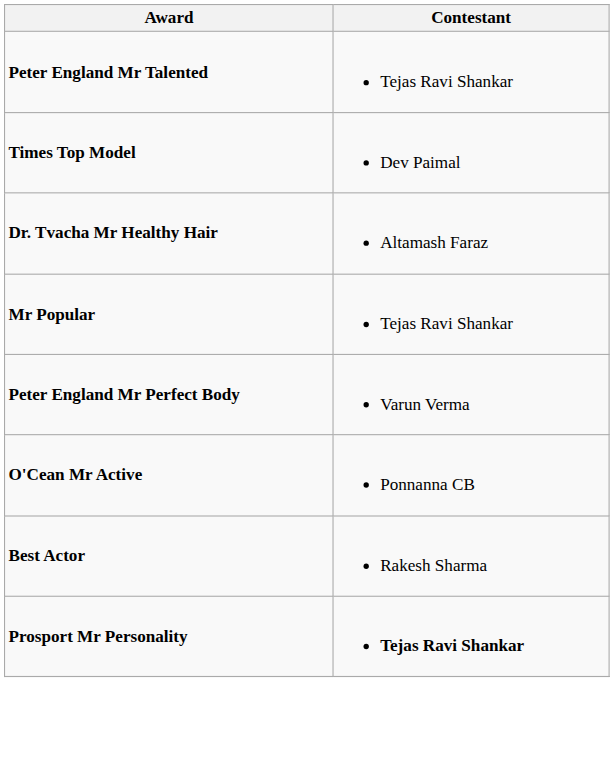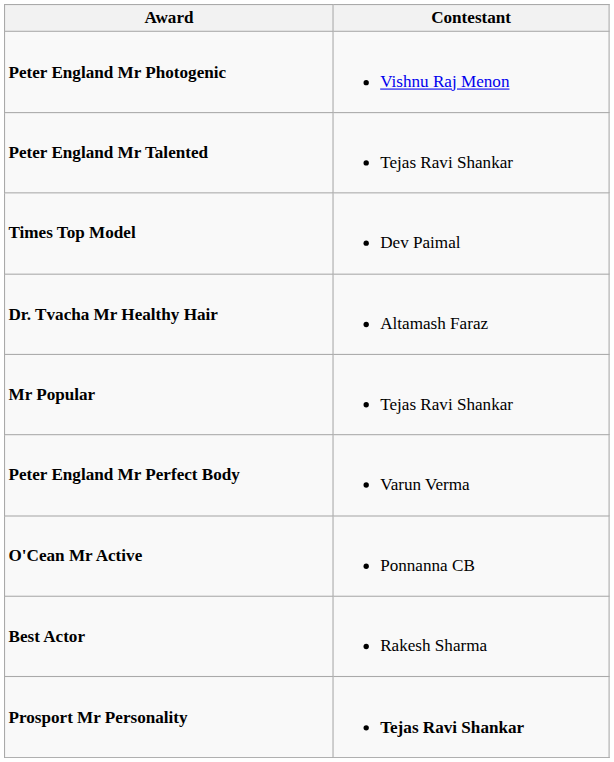+ row: (117, 71)
